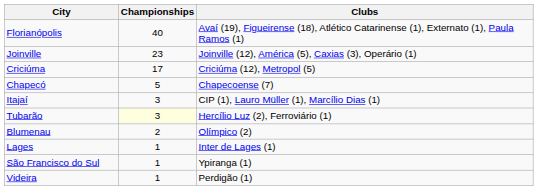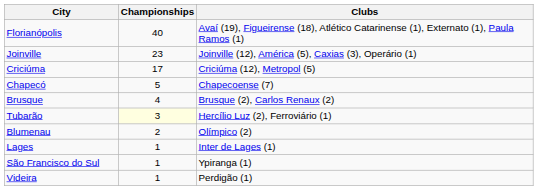+ row: (25, 100)
- row: (17, 100)
